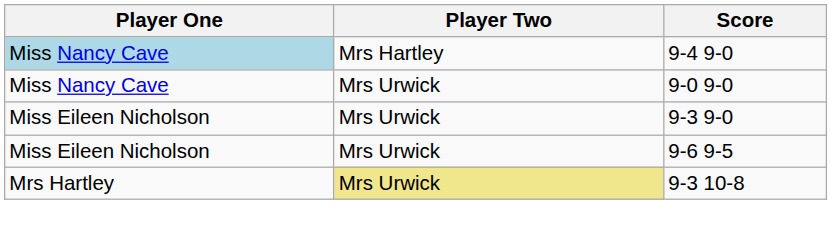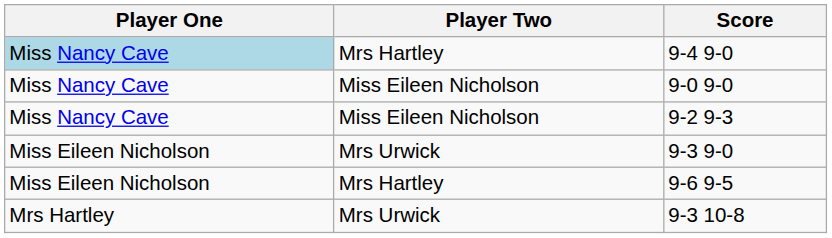(389, 85) Mrs Urwick -> (439, 85) Miss Eileen Nicholson
+ row: (701, 118)
(389, 150) Mrs Urwick -> (391, 183) Mrs Hartley
(389, 183) khaki background -> (389, 215) no background
